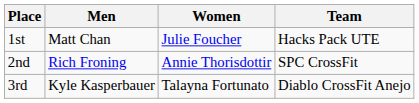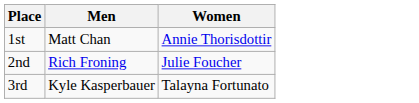- column: (344, 16)
(201, 39) Julie Foucher -> (216, 39) Annie Thorisdottir
(216, 62) Annie Thorisdottir -> (201, 62) Julie Foucher
